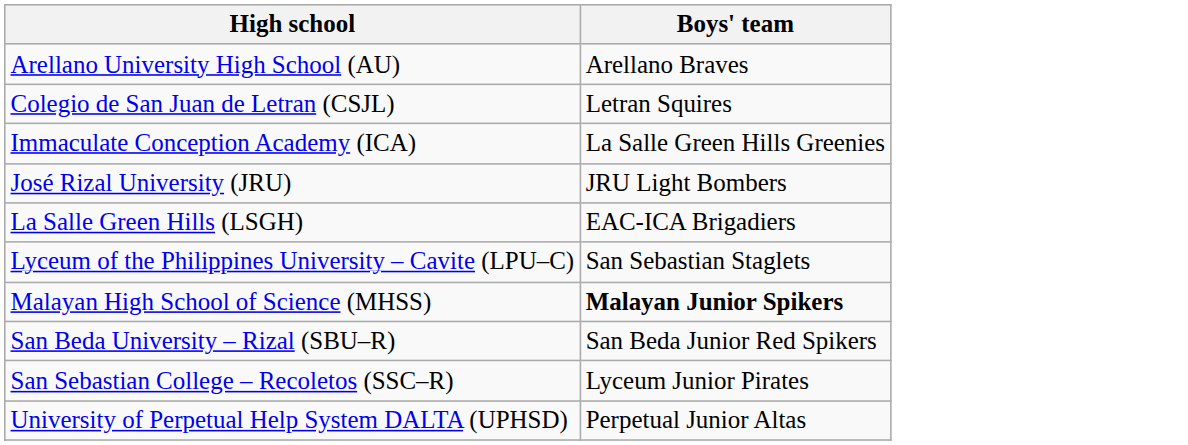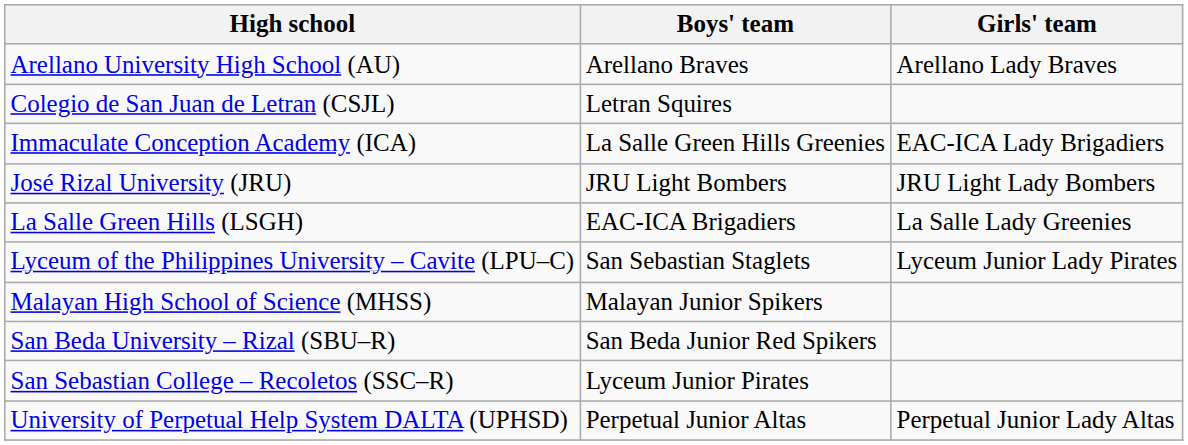+ column: (1037, 24)
(714, 301) bold -> (704, 301) normal
